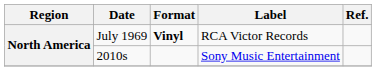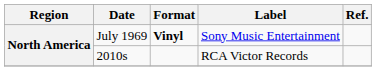(254, 35) RCA Victor Records -> (270, 35) Sony Music Entertainment
(270, 55) Sony Music Entertainment -> (254, 55) RCA Victor Records
